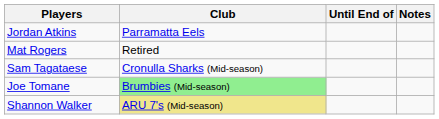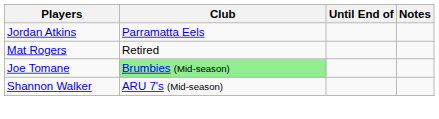- row: (47, 68)
(172, 105) khaki background -> (172, 87) no background
